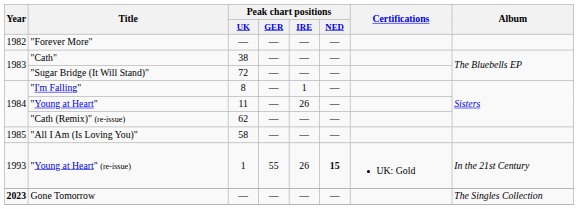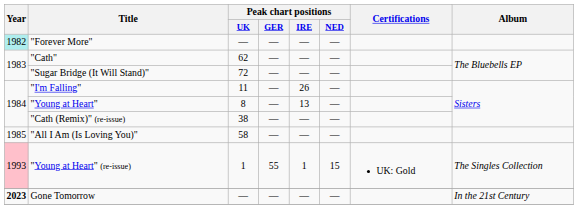(16, 42) no background -> (16, 42) paleturquoise background
(243, 57) 38 -> (243, 57) 62
(243, 88) 8 -> (243, 88) 11
(304, 88) 1 -> (304, 88) 26
(243, 104) 11 -> (243, 104) 8
(304, 104) 26 -> (304, 104) 13
(243, 119) 62 -> (243, 119) 38
(16, 165) no background -> (16, 165) pink background
(304, 165) 26 -> (304, 165) 1
(335, 165) bold -> (335, 165) normal
(492, 165) In the 21st Century -> (498, 165) The Singles Collection
(498, 196) The Singles Collection -> (492, 196) In the 21st Century
